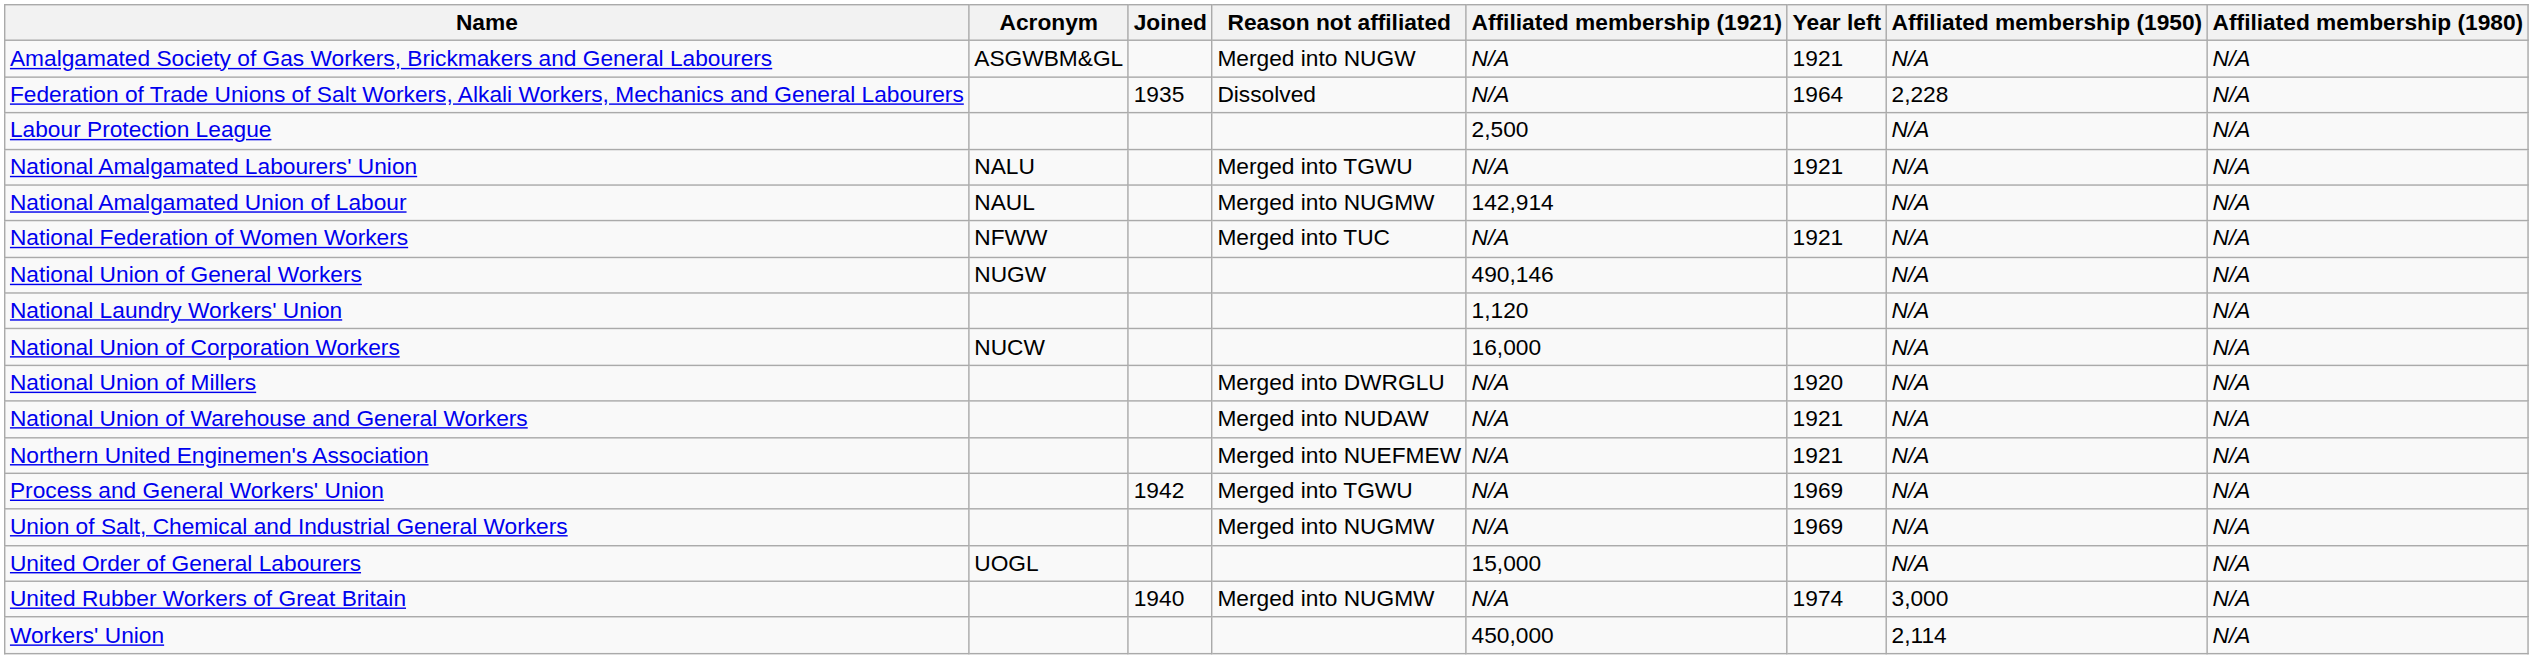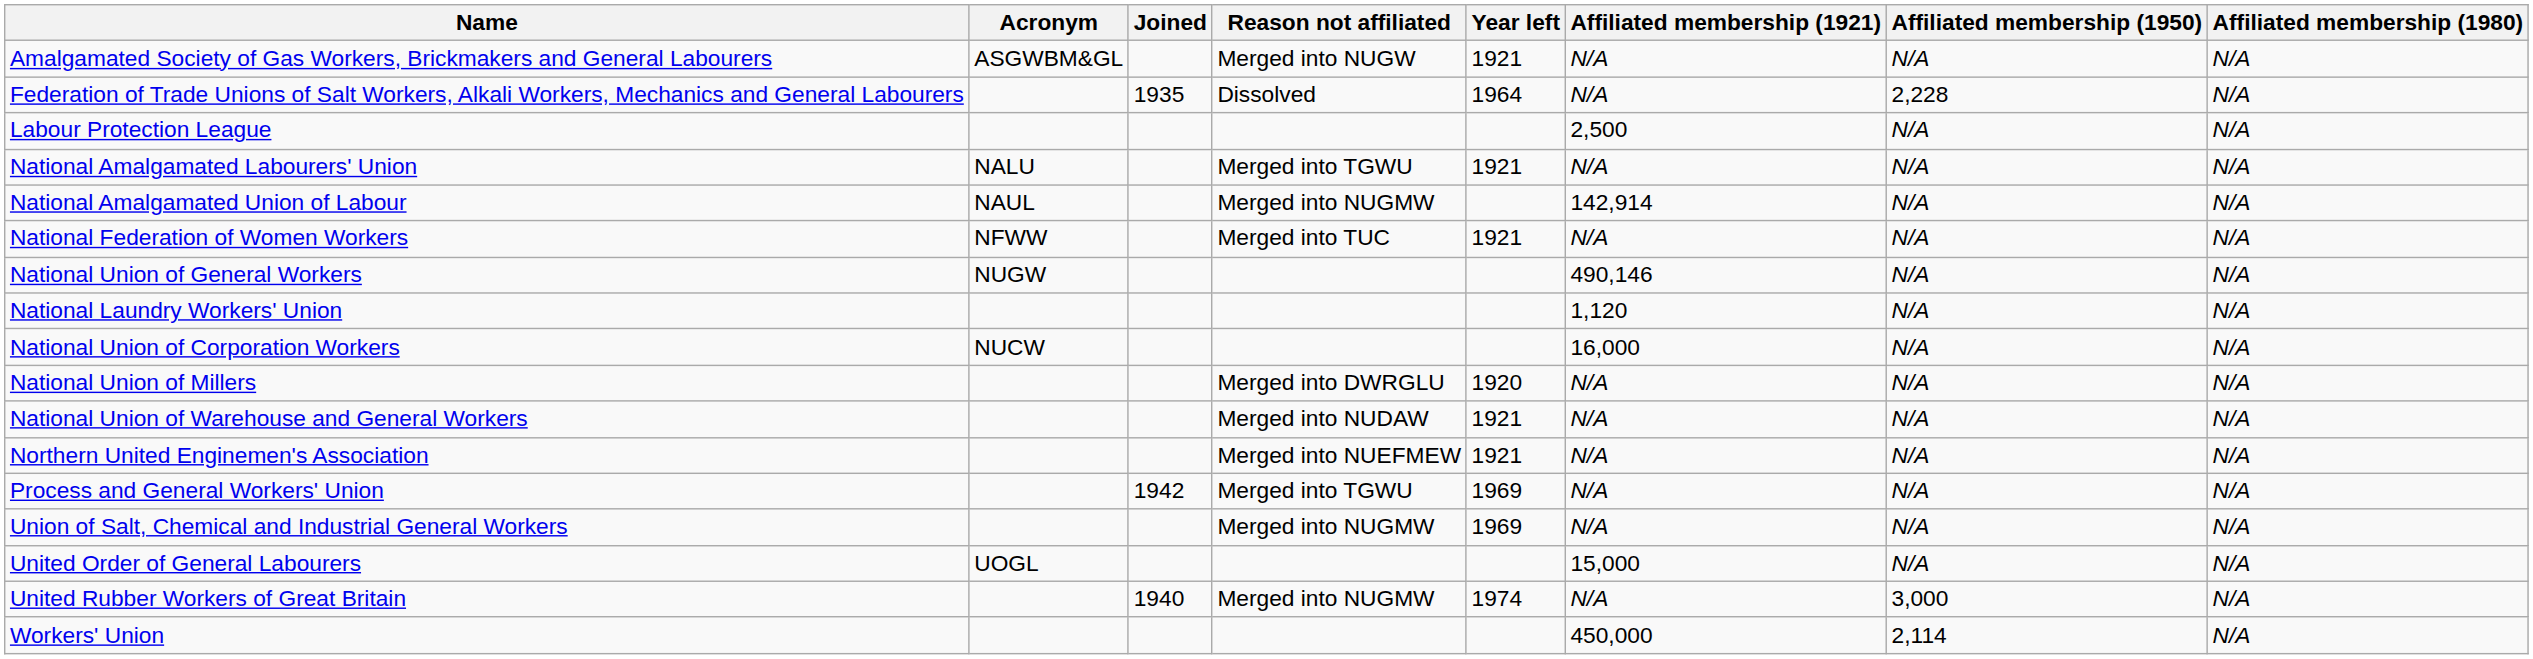columns swapped: (1837, 22) <-> (1627, 22)
